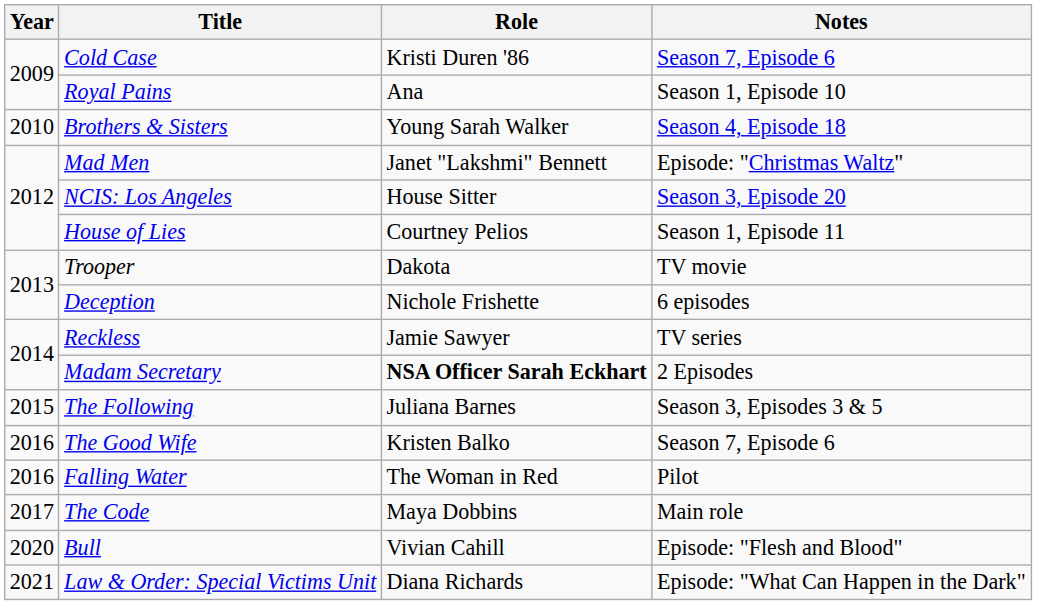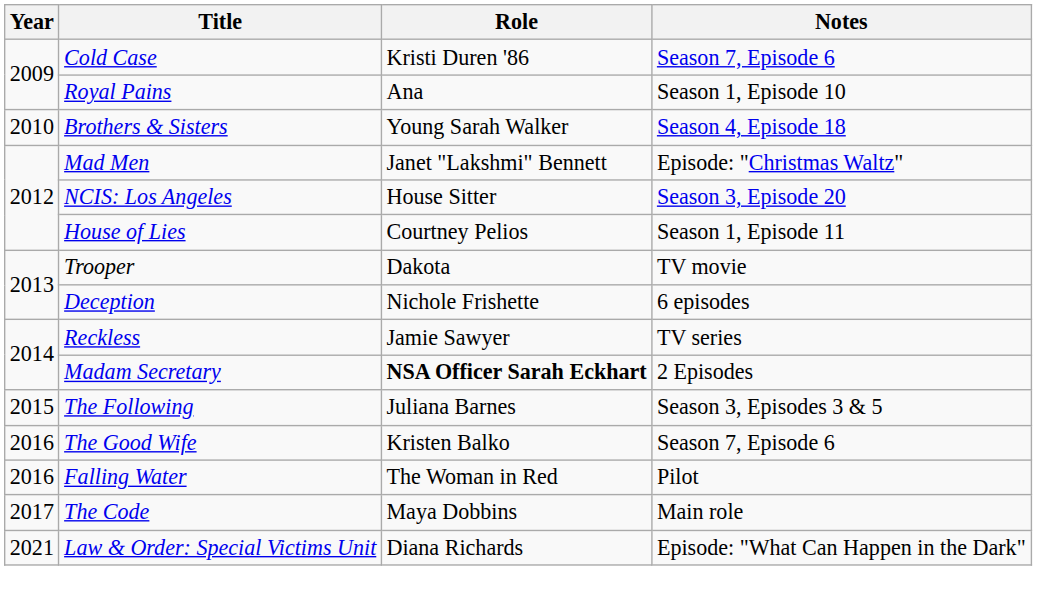- row: (83, 547)
